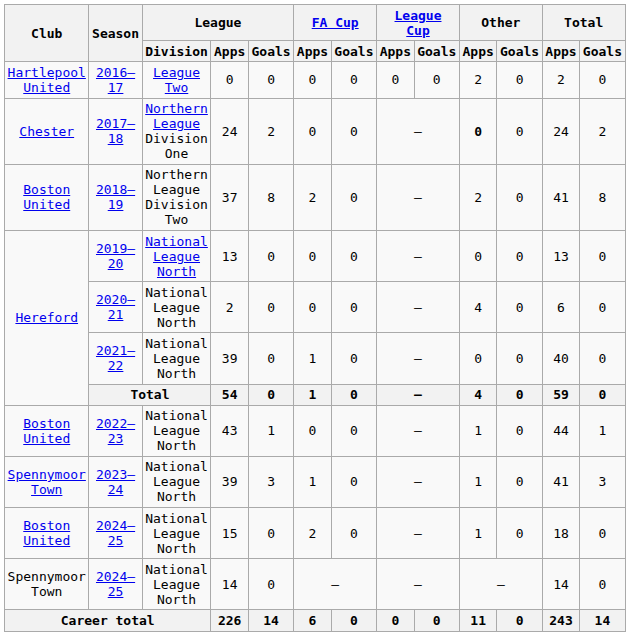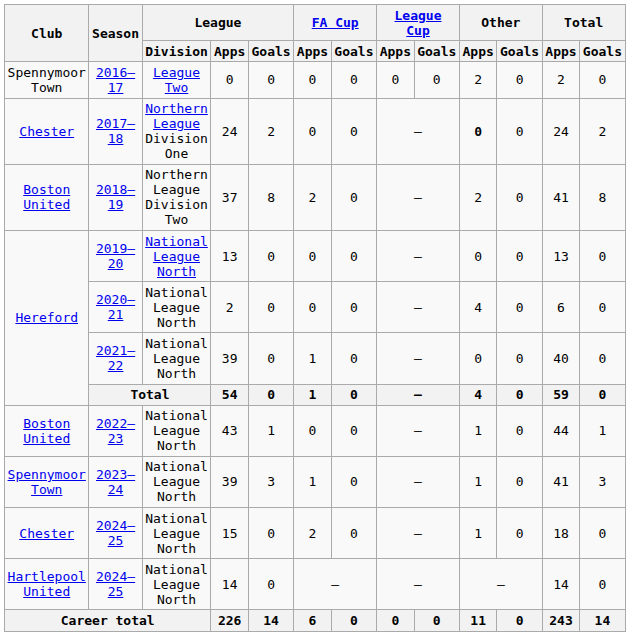(47, 80) Hartlepool United -> (47, 80) Spennymoor Town
(47, 533) Boston United -> (47, 533) Chester
(47, 584) Spennymoor Town -> (47, 584) Hartlepool United
